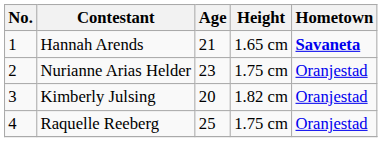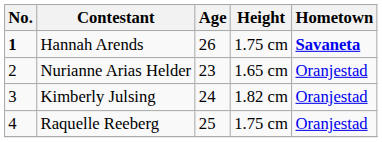(13, 44) normal -> (13, 44) bold
(207, 44) 21 -> (207, 44) 26
(261, 44) 1.65 cm -> (261, 44) 1.75 cm
(261, 70) 1.75 cm -> (261, 70) 1.65 cm
(207, 96) 20 -> (207, 96) 24
